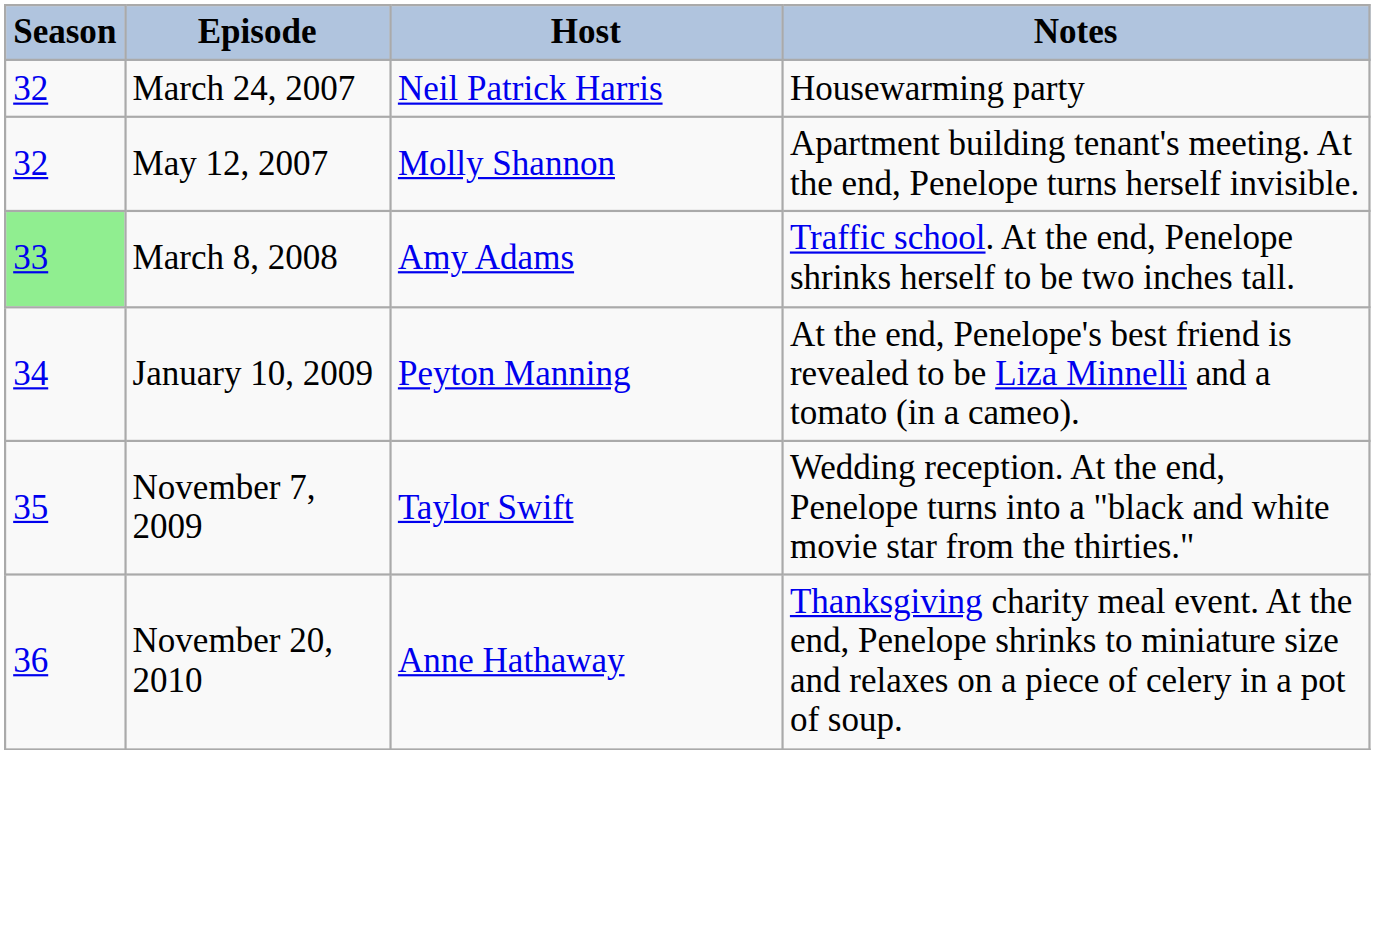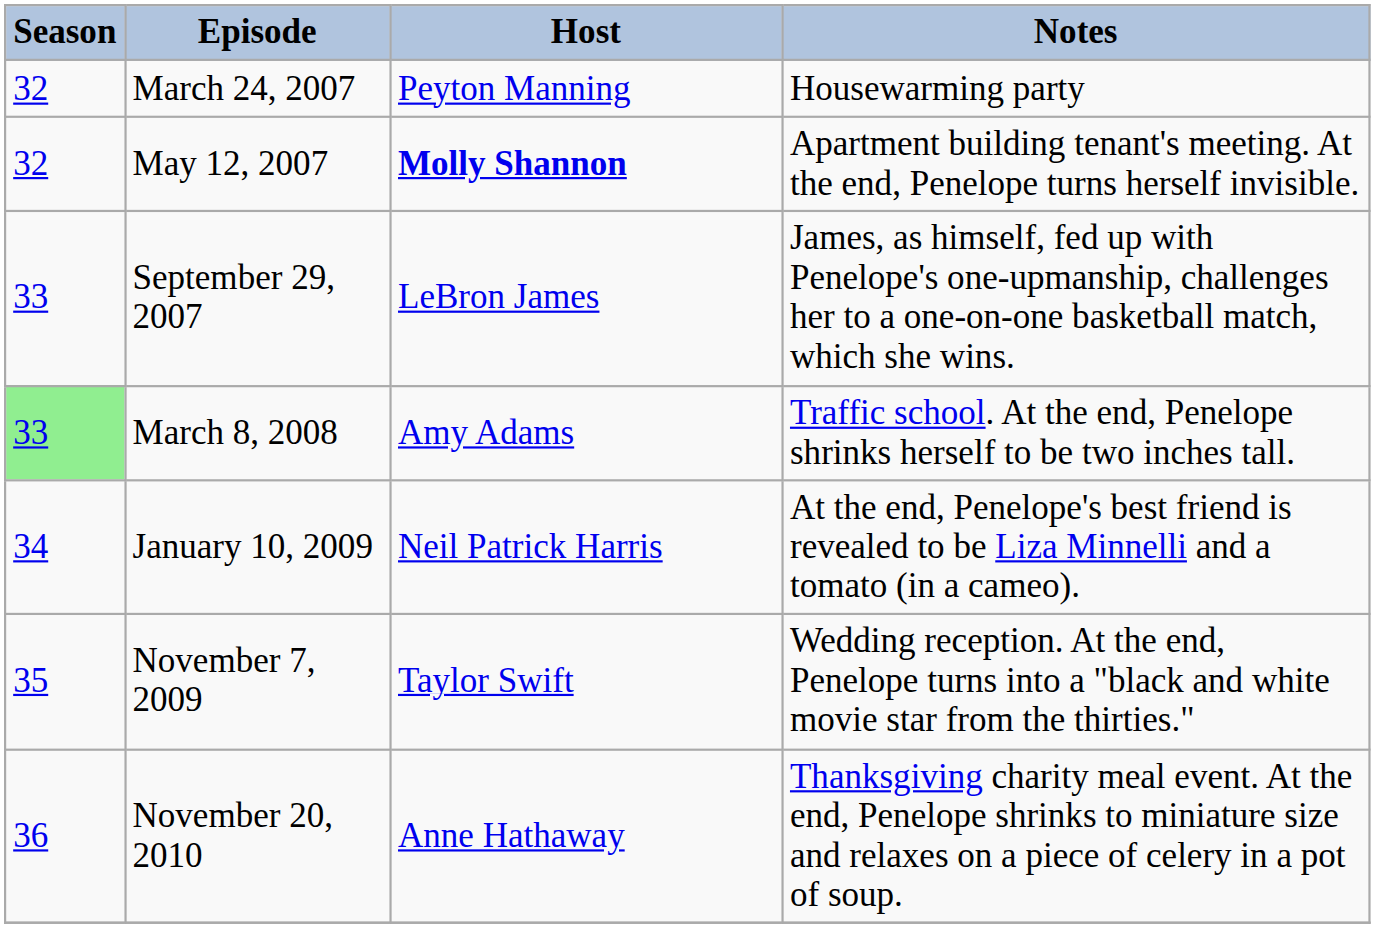(530, 87) Neil Patrick Harris -> (514, 87) Peyton Manning
(506, 163) normal -> (512, 163) bold
+ row: (234, 297)
(514, 372) Peyton Manning -> (530, 546) Neil Patrick Harris
